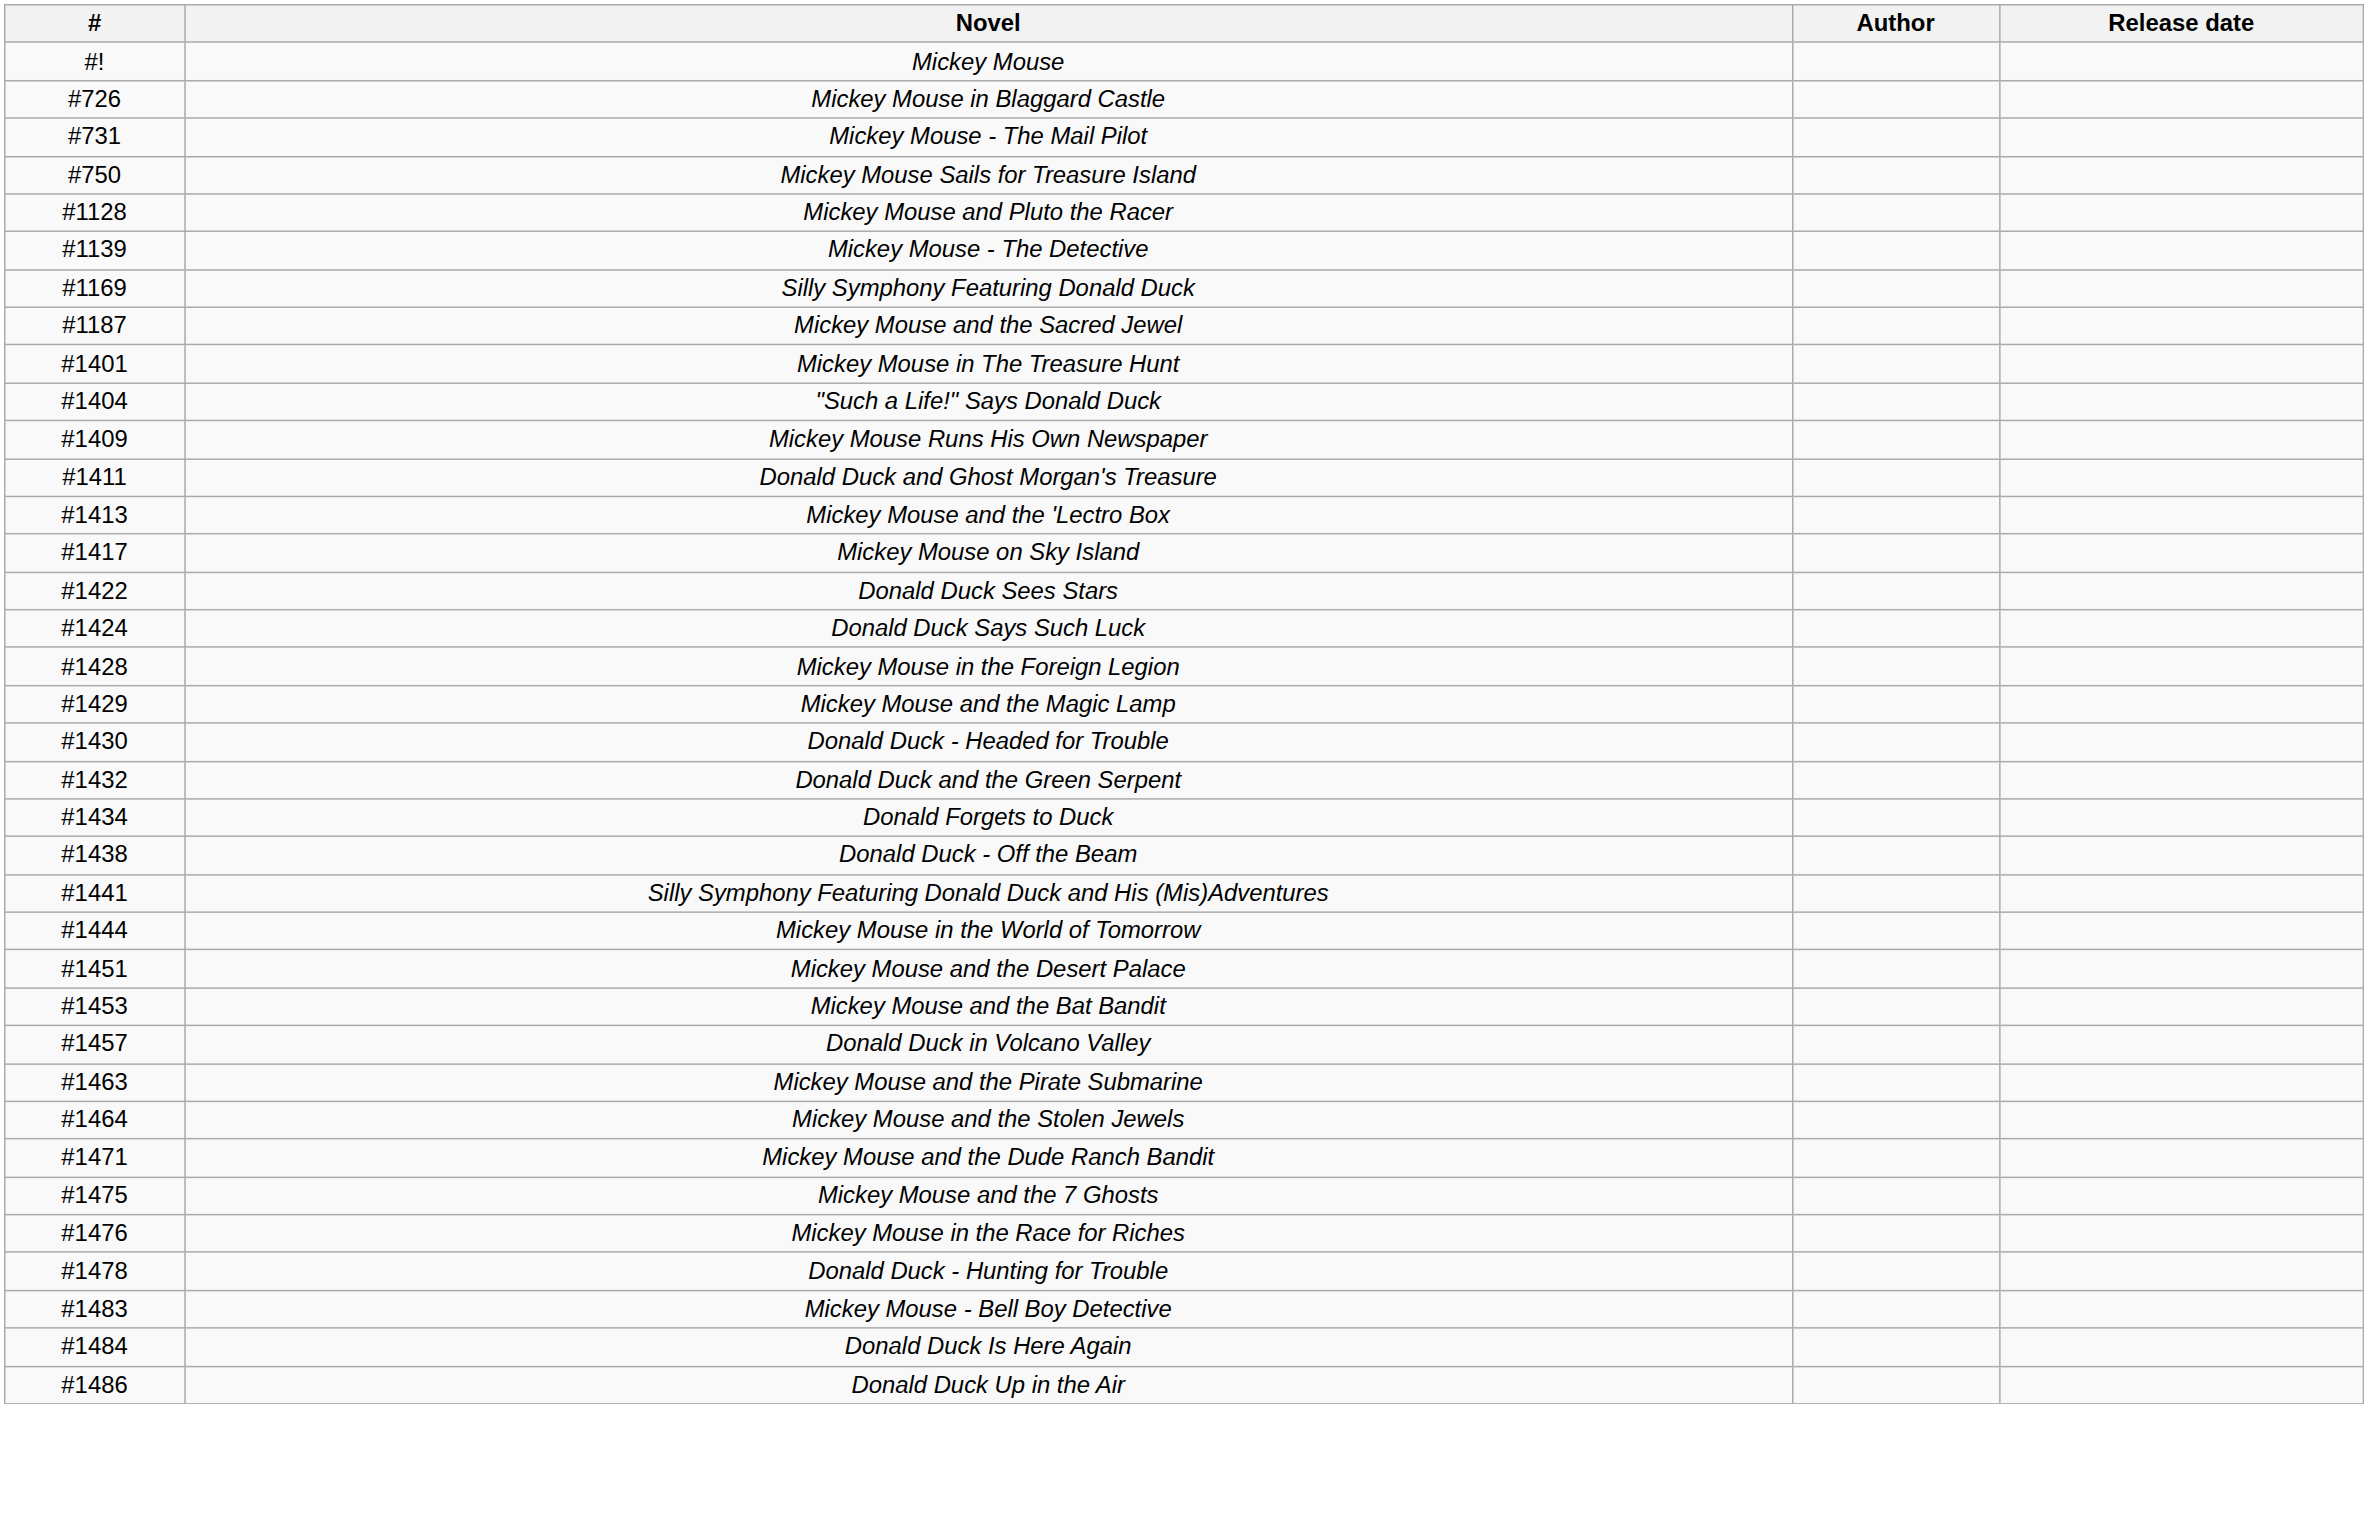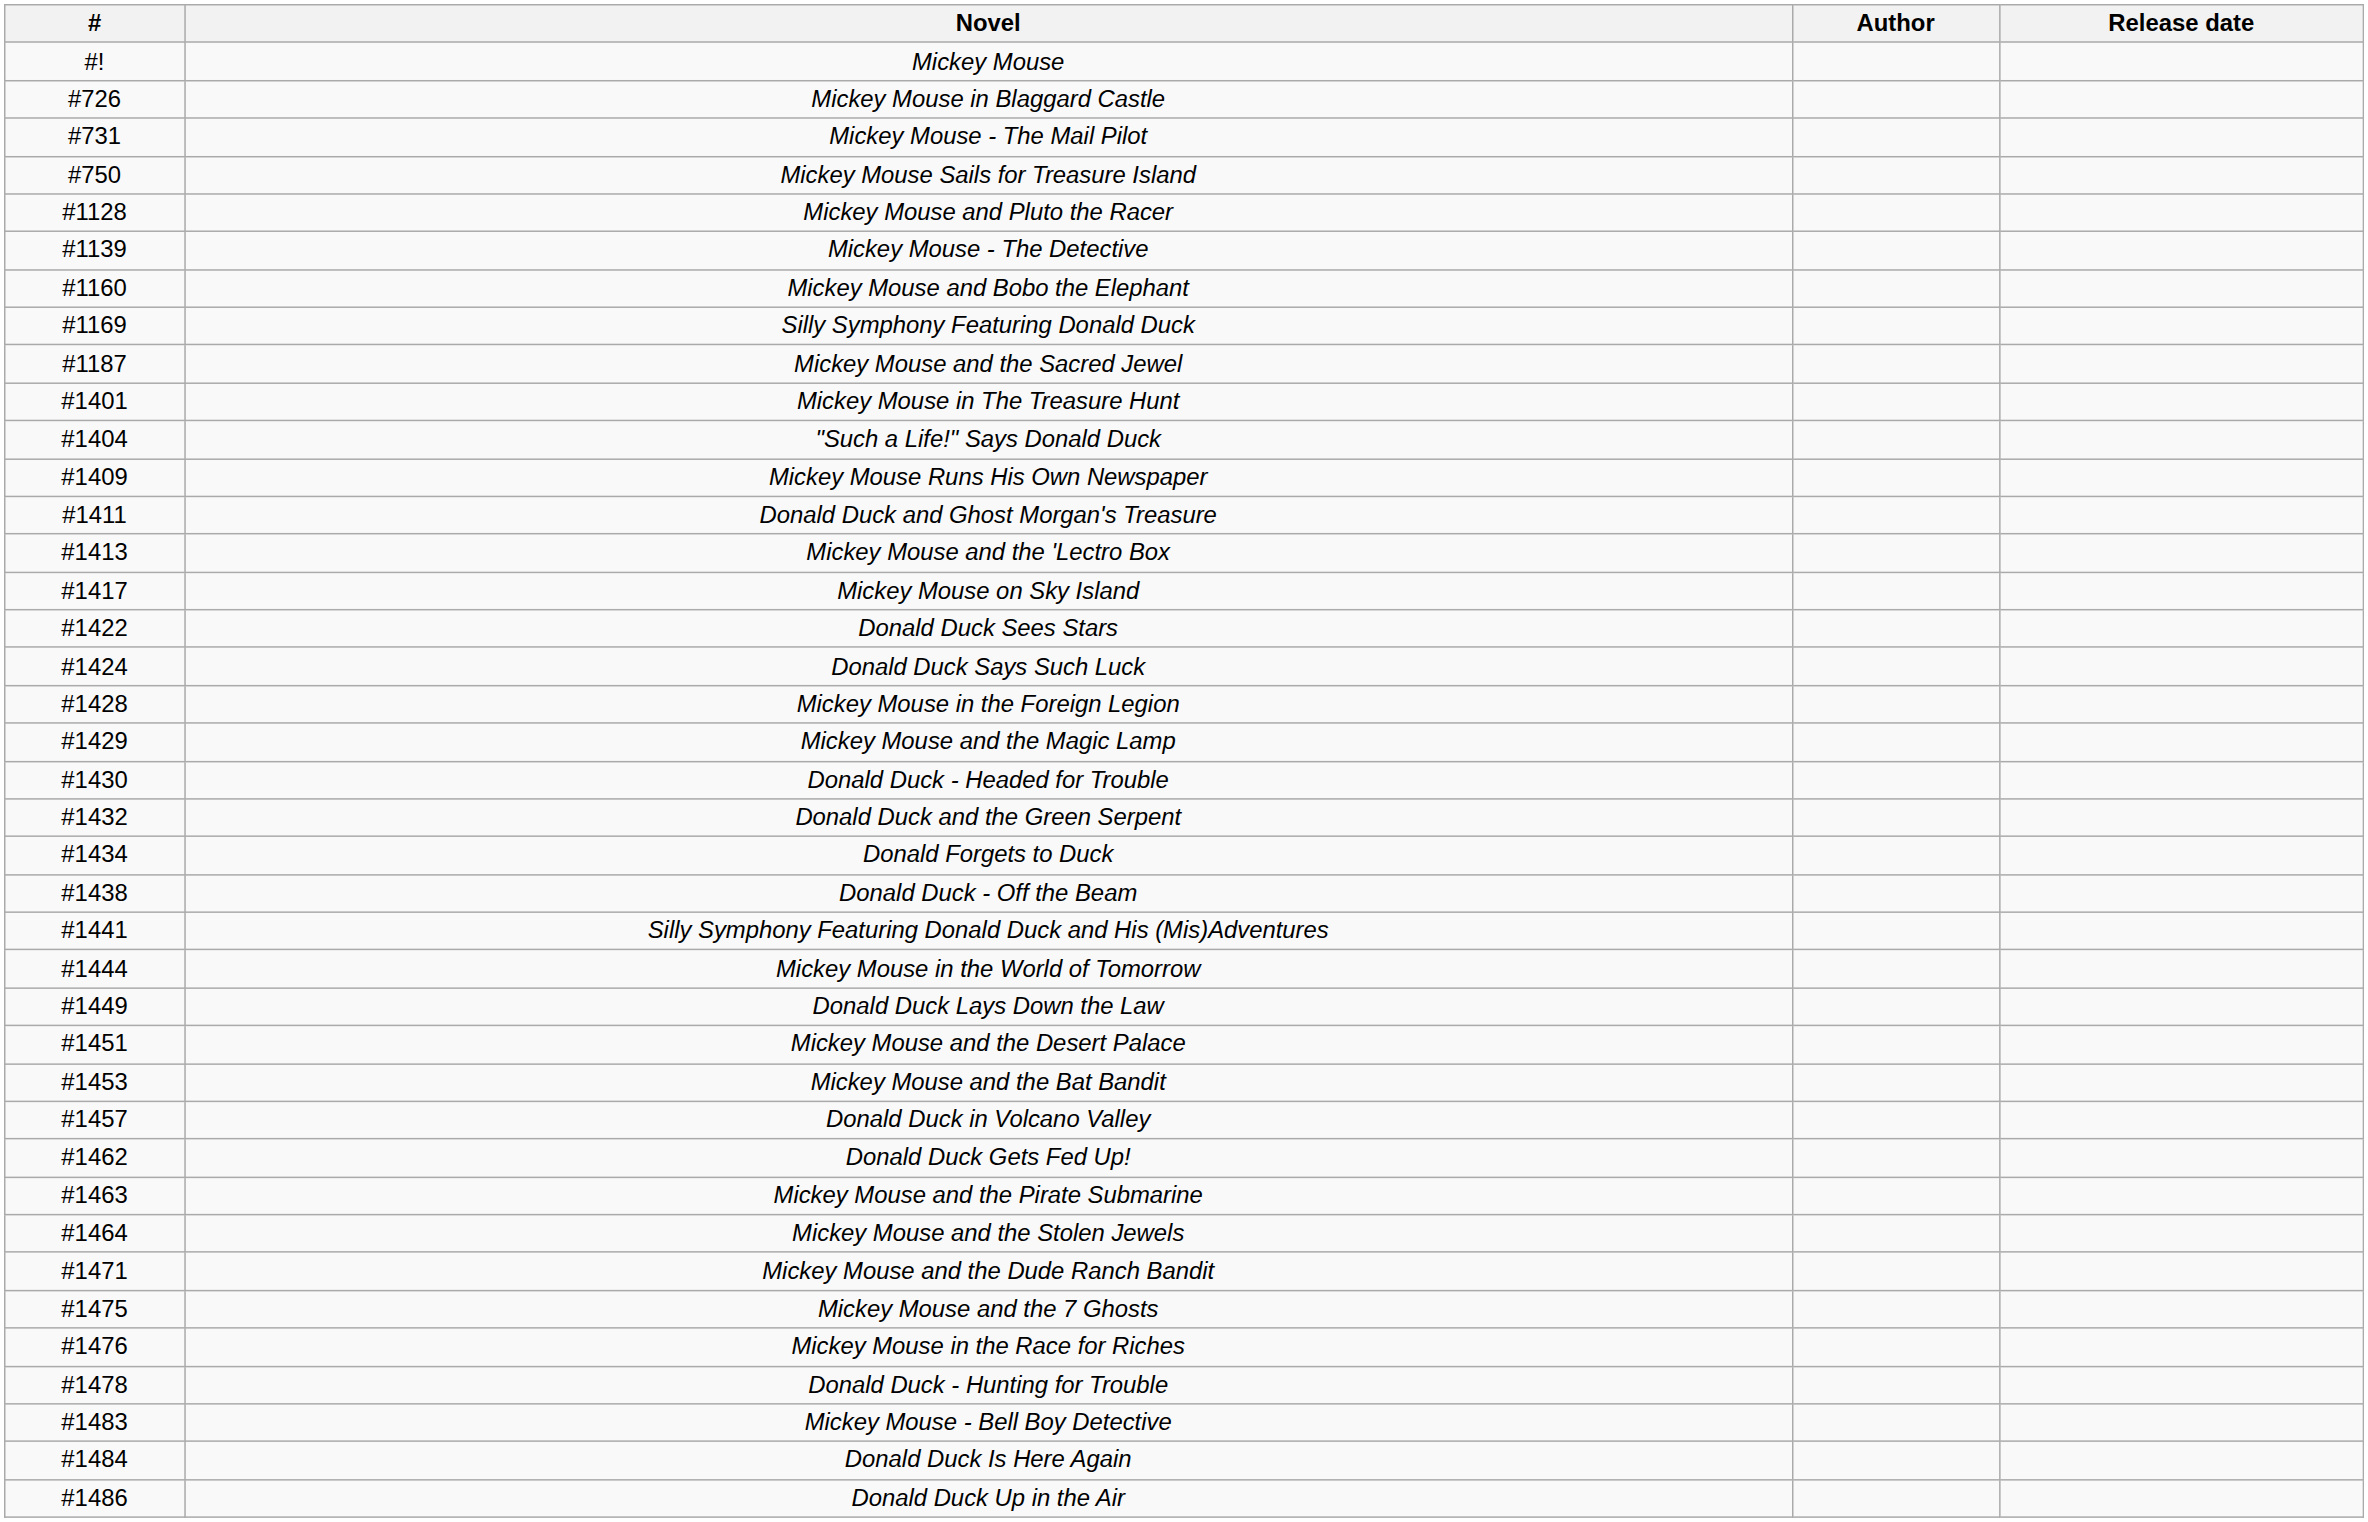+ row: (988, 288)
+ row: (988, 1006)
+ row: (988, 1157)
